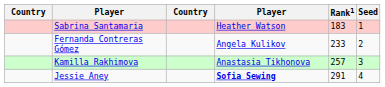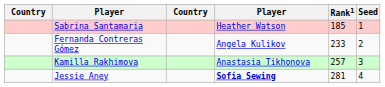(338, 26) 183 -> (338, 26) 185
(338, 76) 291 -> (338, 76) 281
